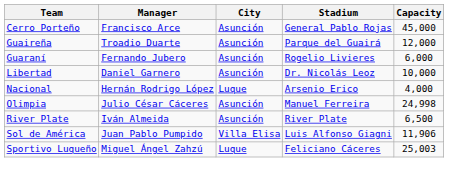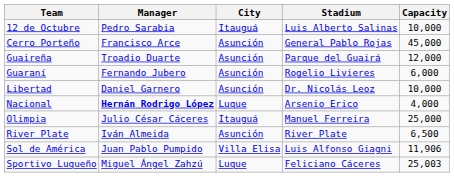+ row: (43, 27)
(158, 88) normal -> (158, 104) bold
(241, 104) Asunción -> (238, 119) Itauguá
(419, 104) 24,998 -> (425, 119) 25,000
